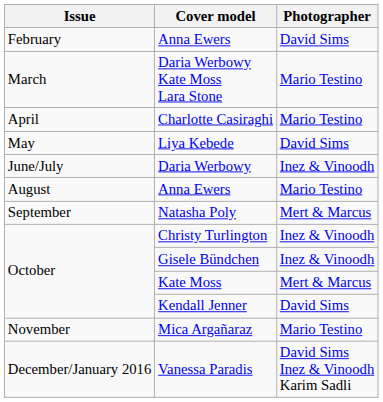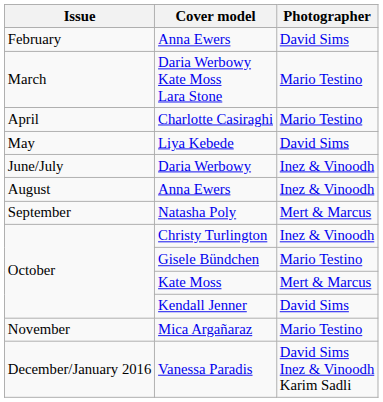(321, 189) Mario Testino -> (327, 189) Inez & Vinoodh
(327, 259) Inez & Vinoodh -> (321, 259) Mario Testino
